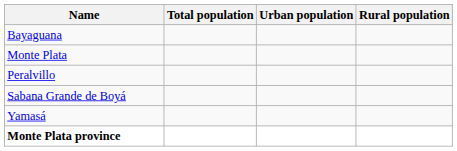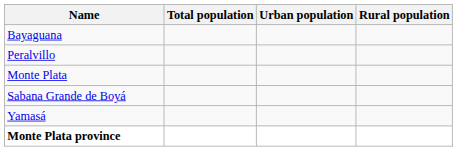rows swapped: (37, 55) <-> (31, 75)
